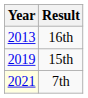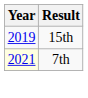- row: (61, 37)
